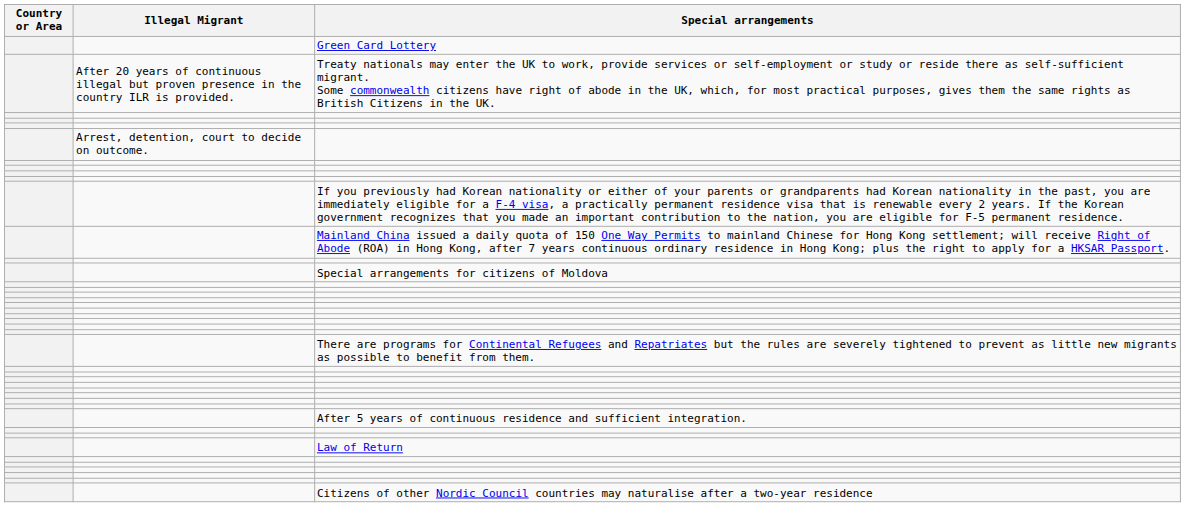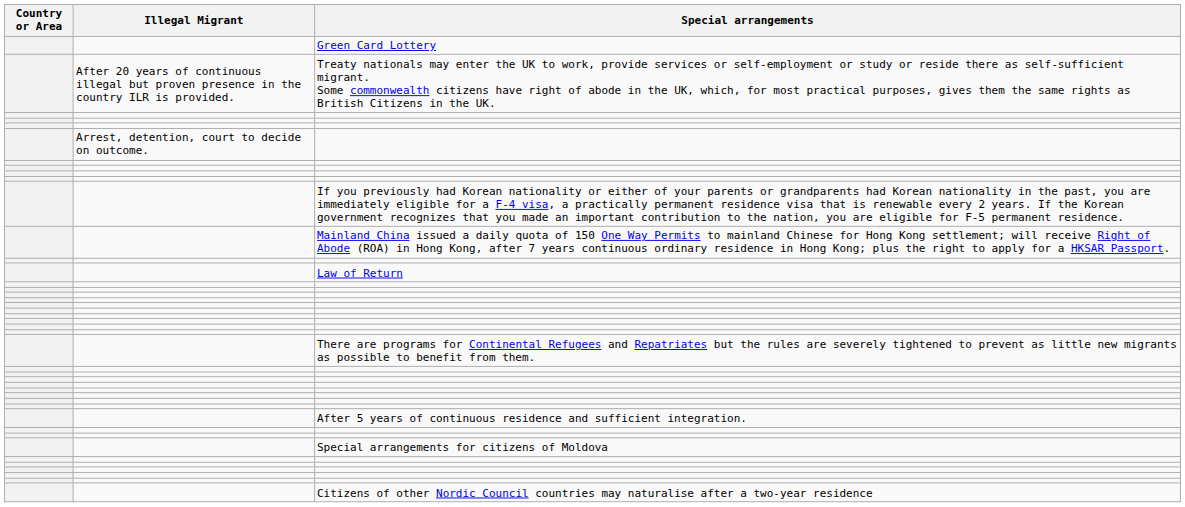rows swapped: (194, 447) <-> (194, 272)
